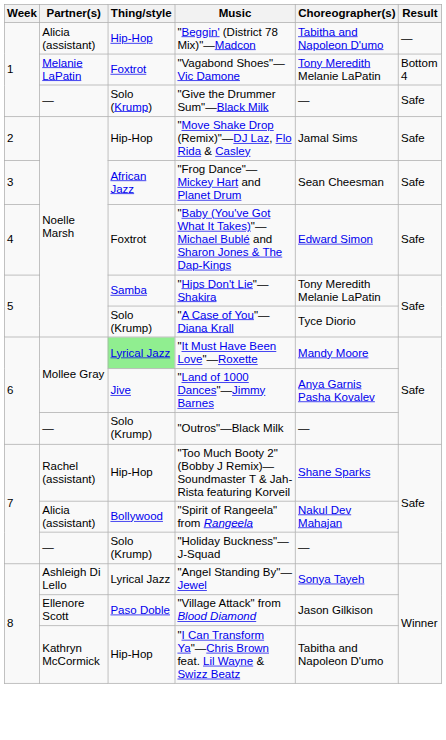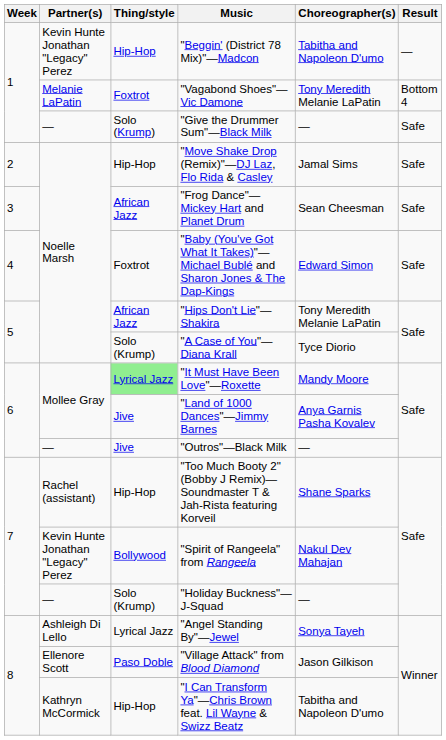(69, 38) Alicia (assistant) -> (74, 51) Kevin Hunte Jonathan "Legacy" Perez
(129, 290) Samba -> (131, 316) African Jazz
(131, 428) Solo (Krump) -> (124, 447) Jive
(69, 516) Alicia (assistant) -> (74, 555) Kevin Hunte Jonathan "Legacy" Perez
